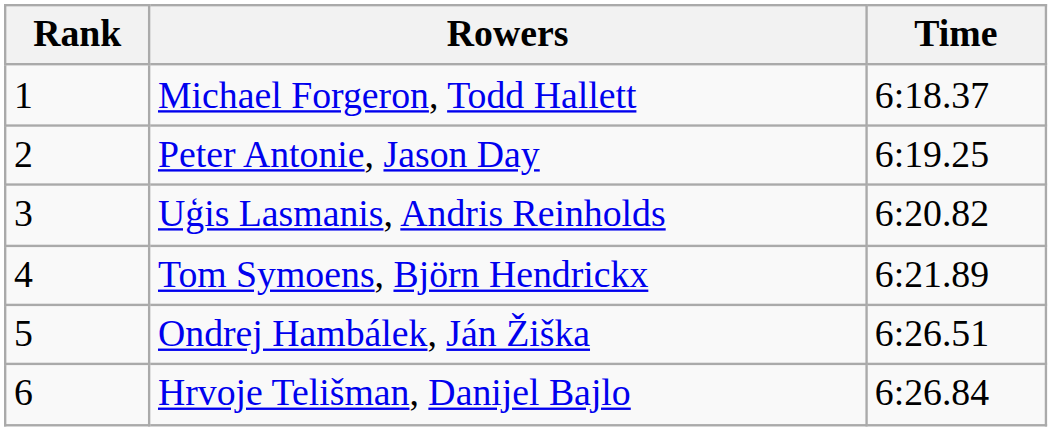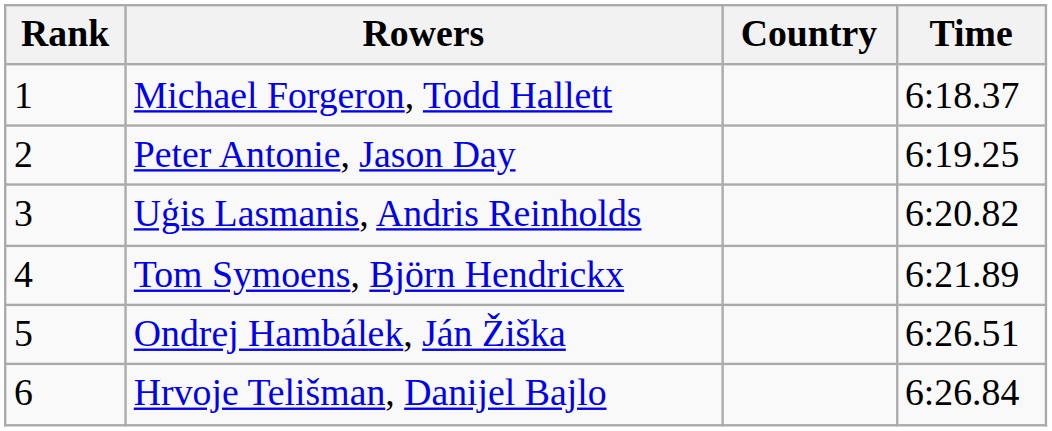+ column: (809, 34)
